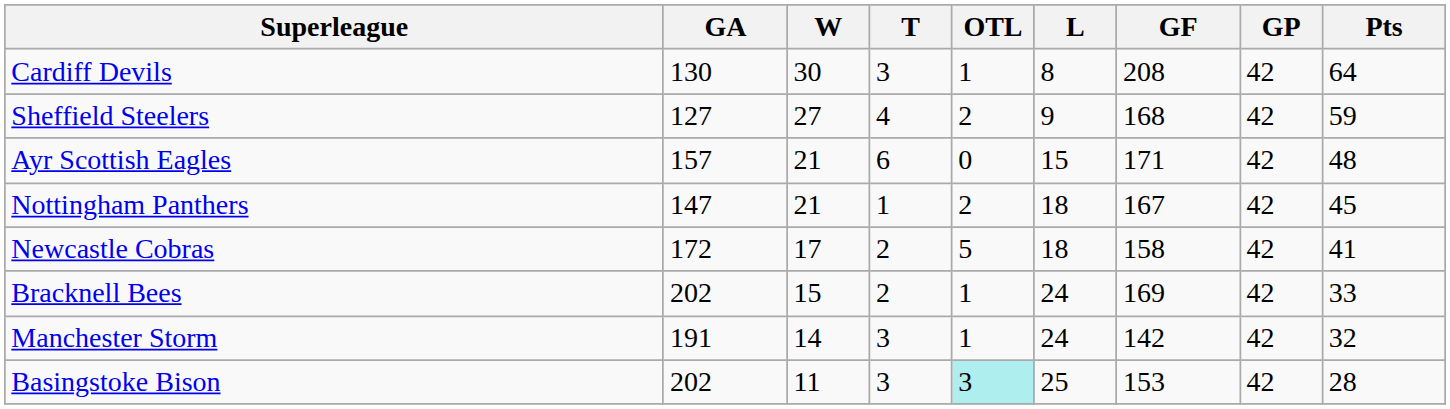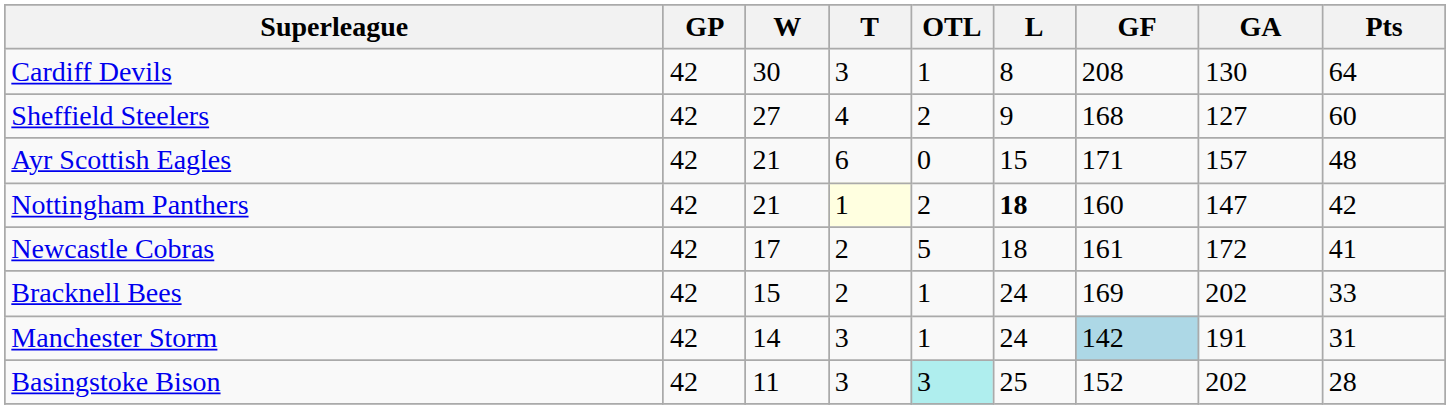columns swapped: (1281, 26) <-> (725, 26)
(1343, 115) 59 -> (1343, 115) 60
(883, 204) no background -> (842, 204) lightyellow background
(1055, 204) normal -> (1013, 204) bold
(1144, 204) 167 -> (1103, 204) 160
(1343, 204) 45 -> (1343, 204) 42
(1144, 248) 158 -> (1103, 248) 161
(1144, 337) no background -> (1103, 337) lightblue background
(1343, 337) 32 -> (1343, 337) 31
(1144, 381) 153 -> (1103, 381) 152
